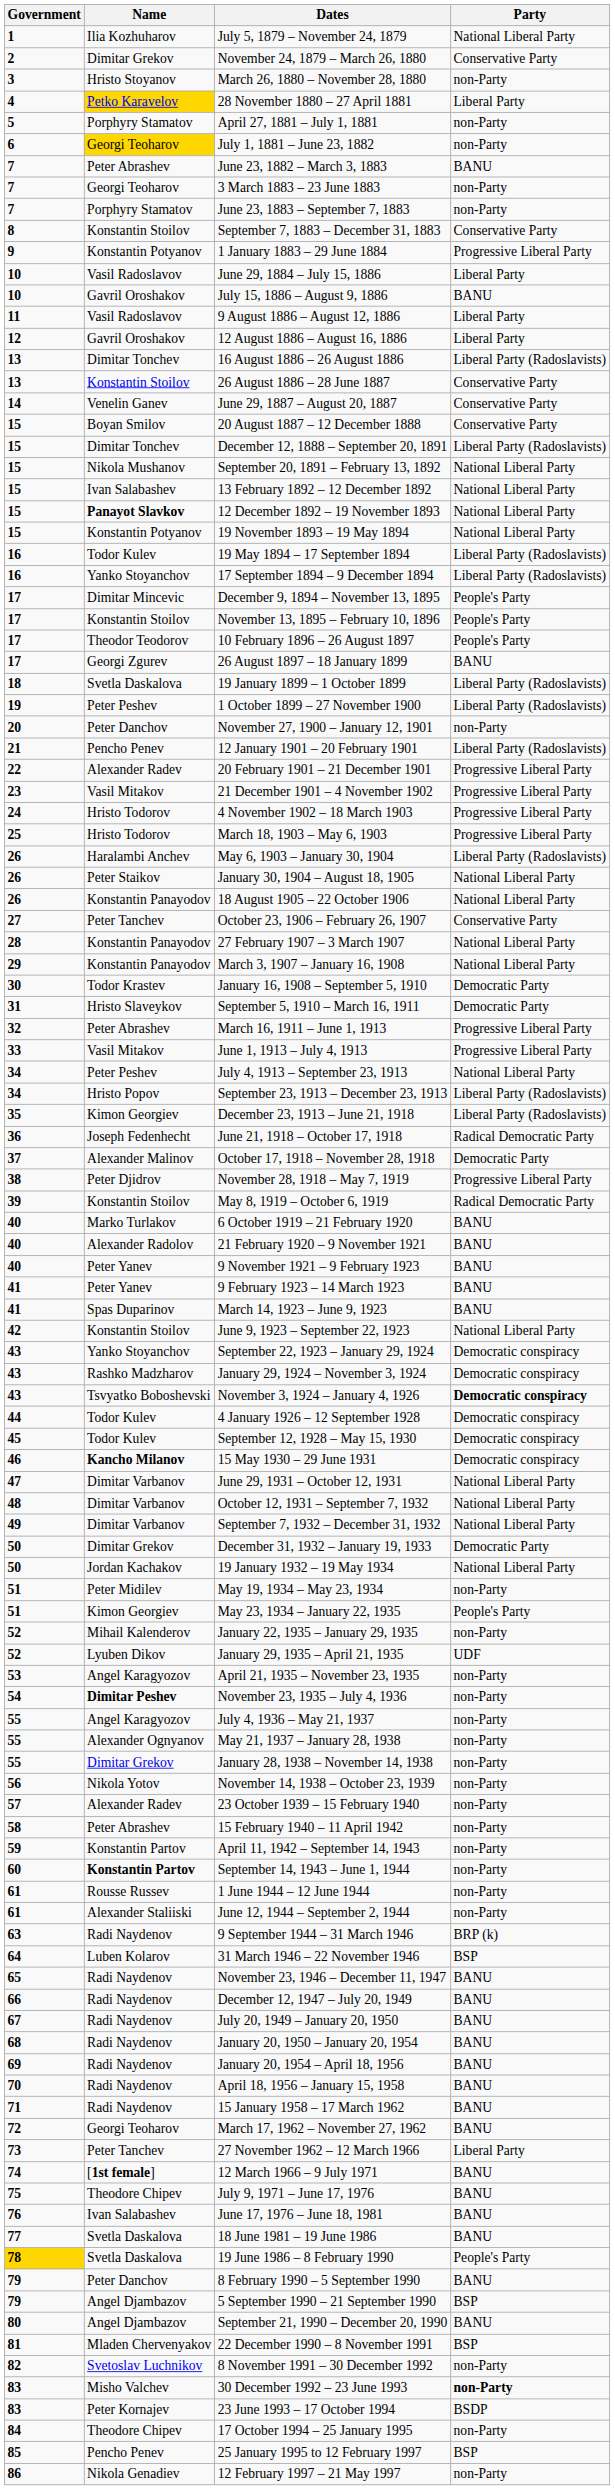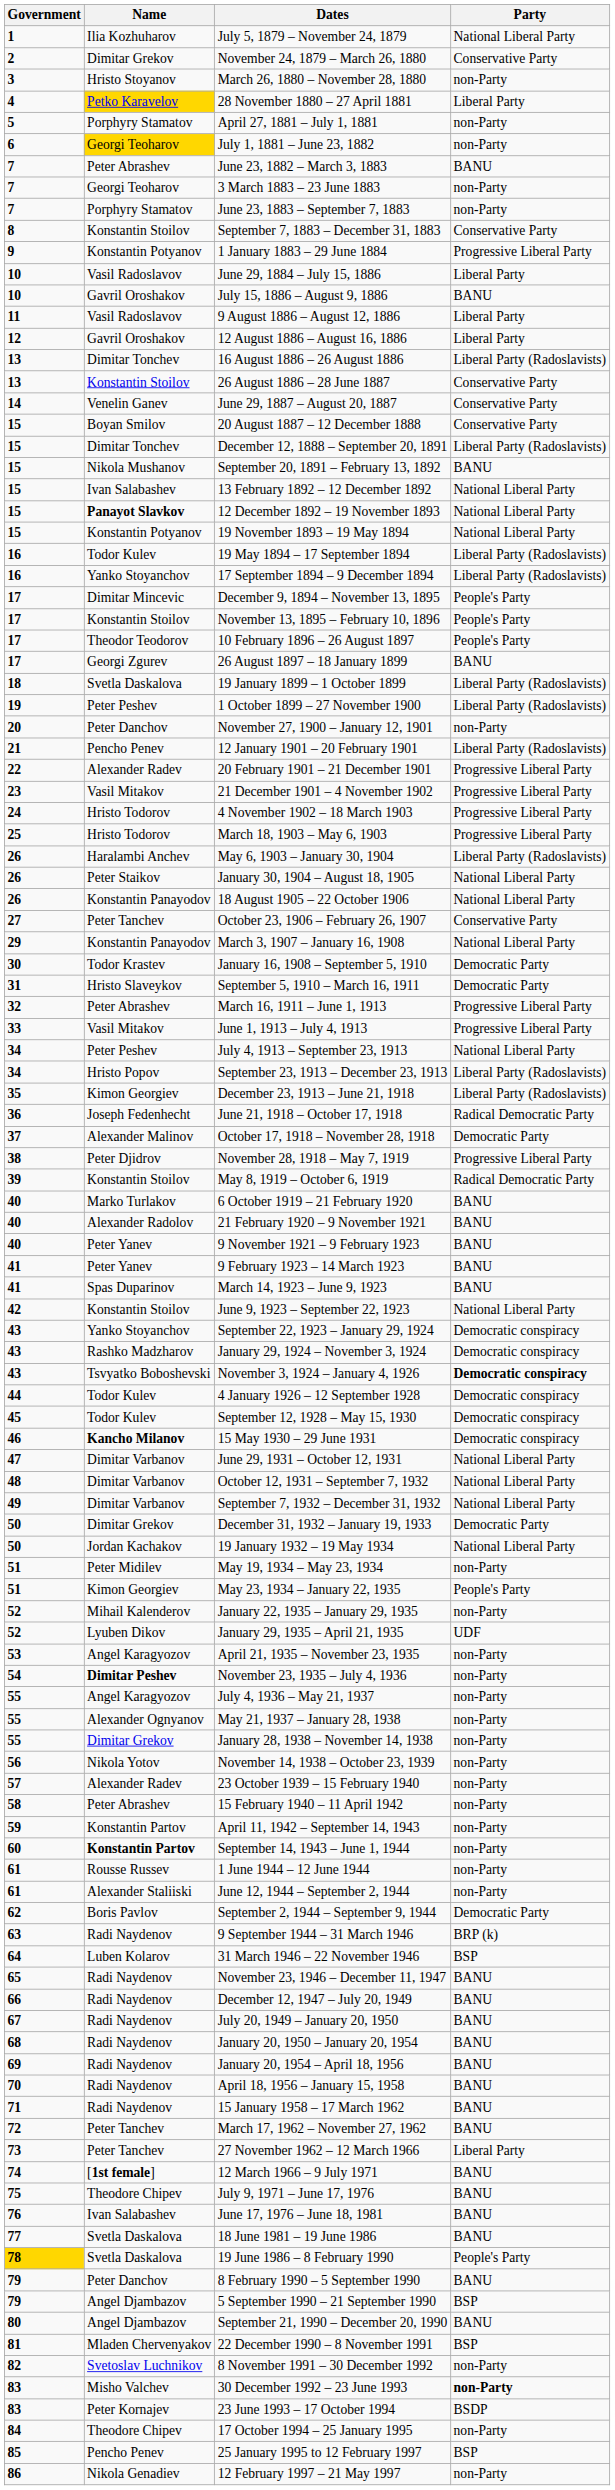(514, 468) National Liberal Party -> (473, 468) BANU
- row: (311, 942)
+ row: (327, 1913)
(133, 2129) Georgi Teoharov -> (126, 2129) Peter Tanchev
